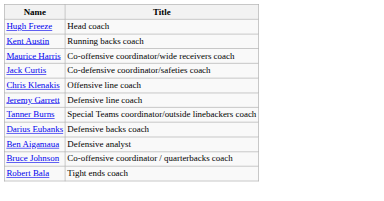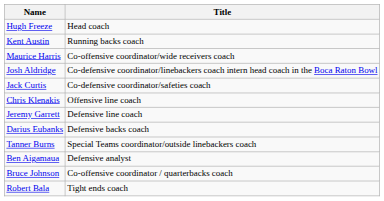+ row: (31, 71)
rows swapped: (35, 130) <-> (31, 115)
